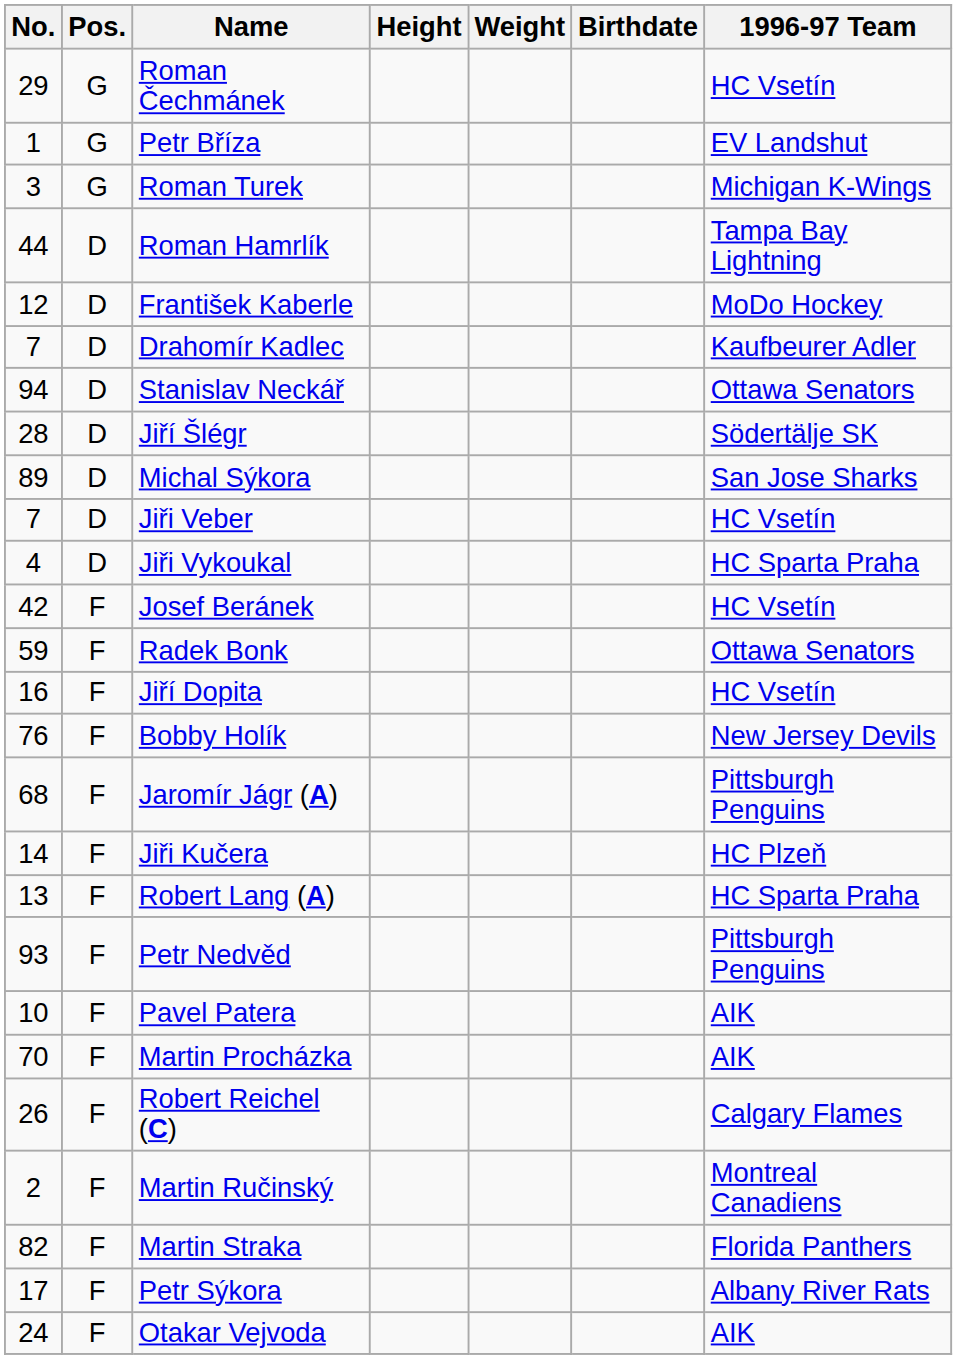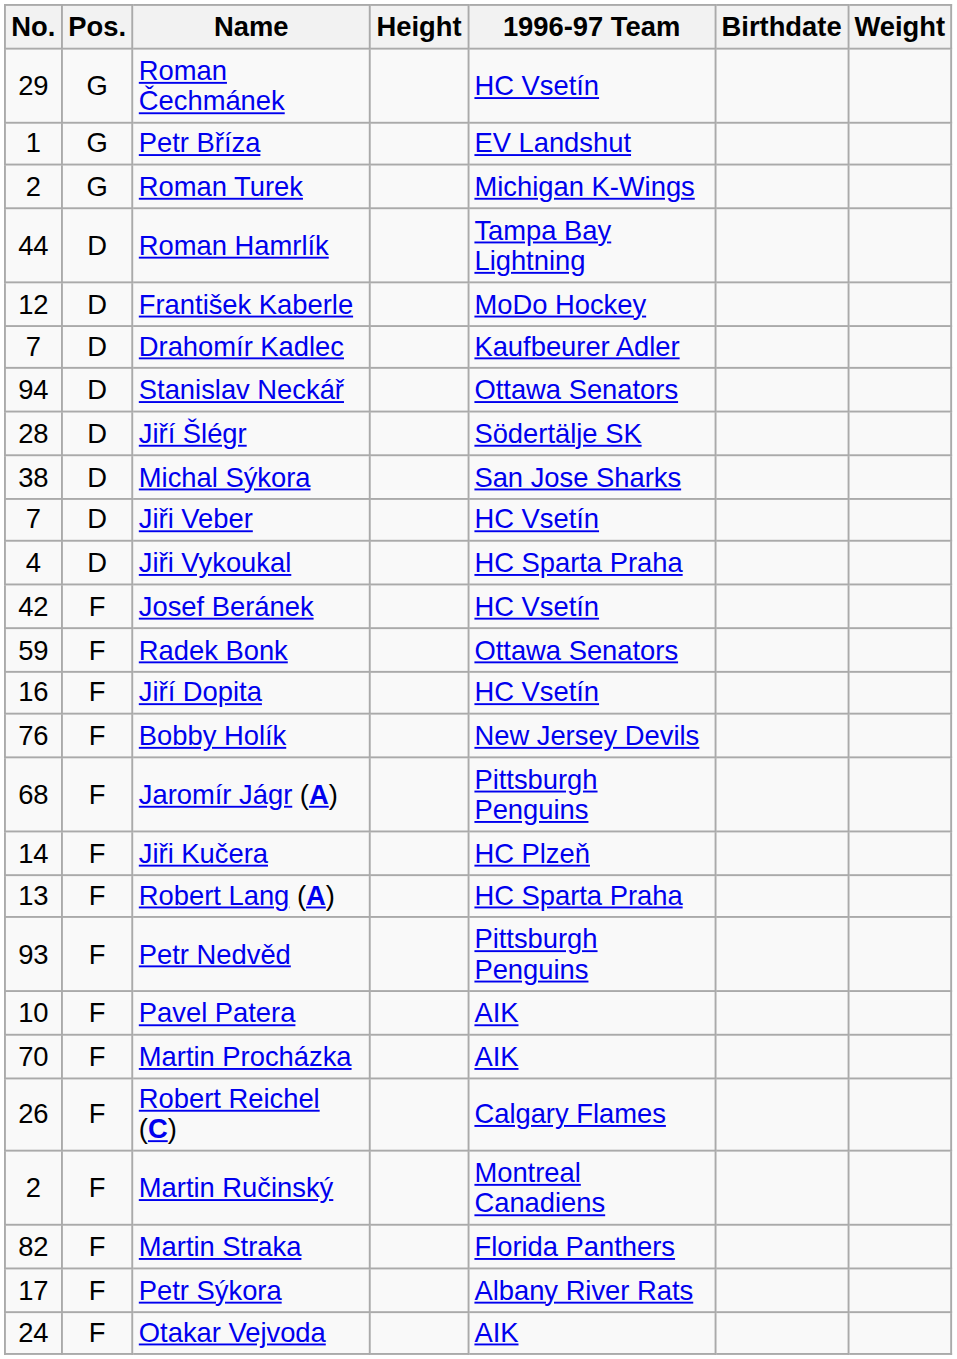columns swapped: (520, 27) <-> (828, 27)
(33, 187) 3 -> (33, 187) 2
(33, 477) 89 -> (33, 477) 38
